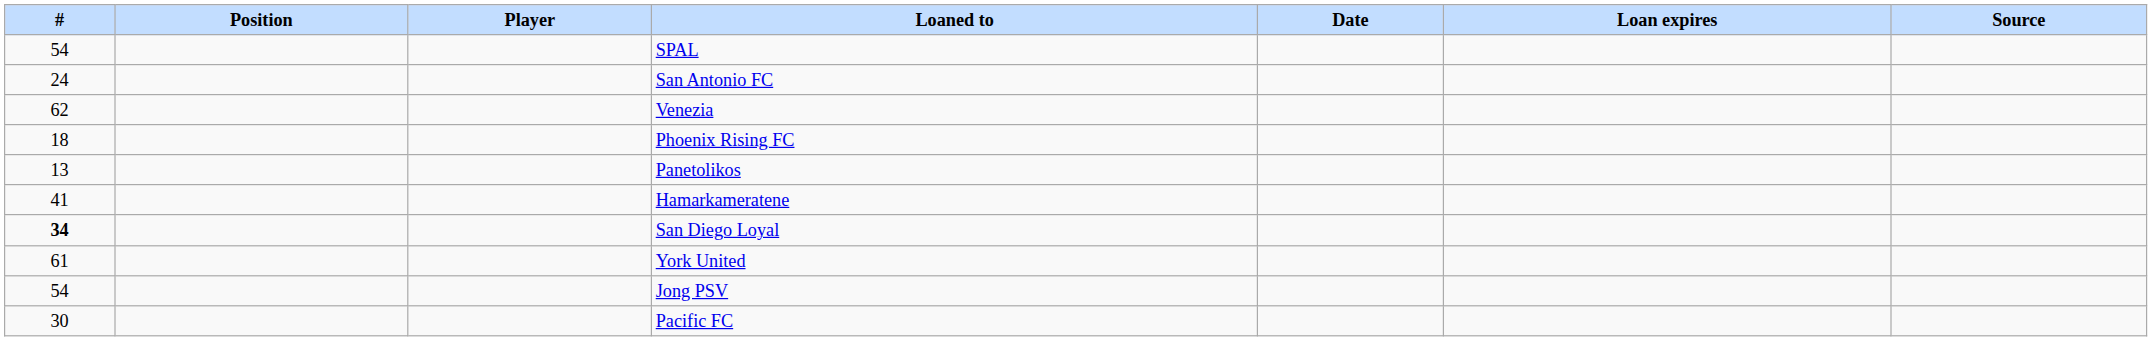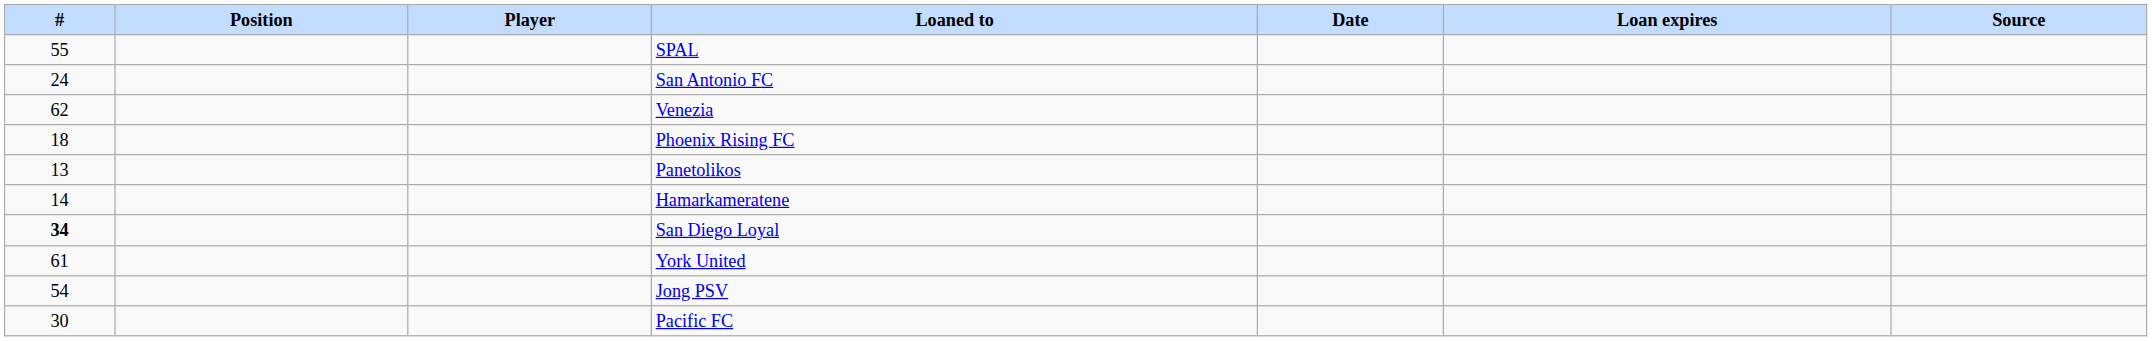(60, 49) 54 -> (60, 49) 55
(60, 200) 41 -> (60, 200) 14
